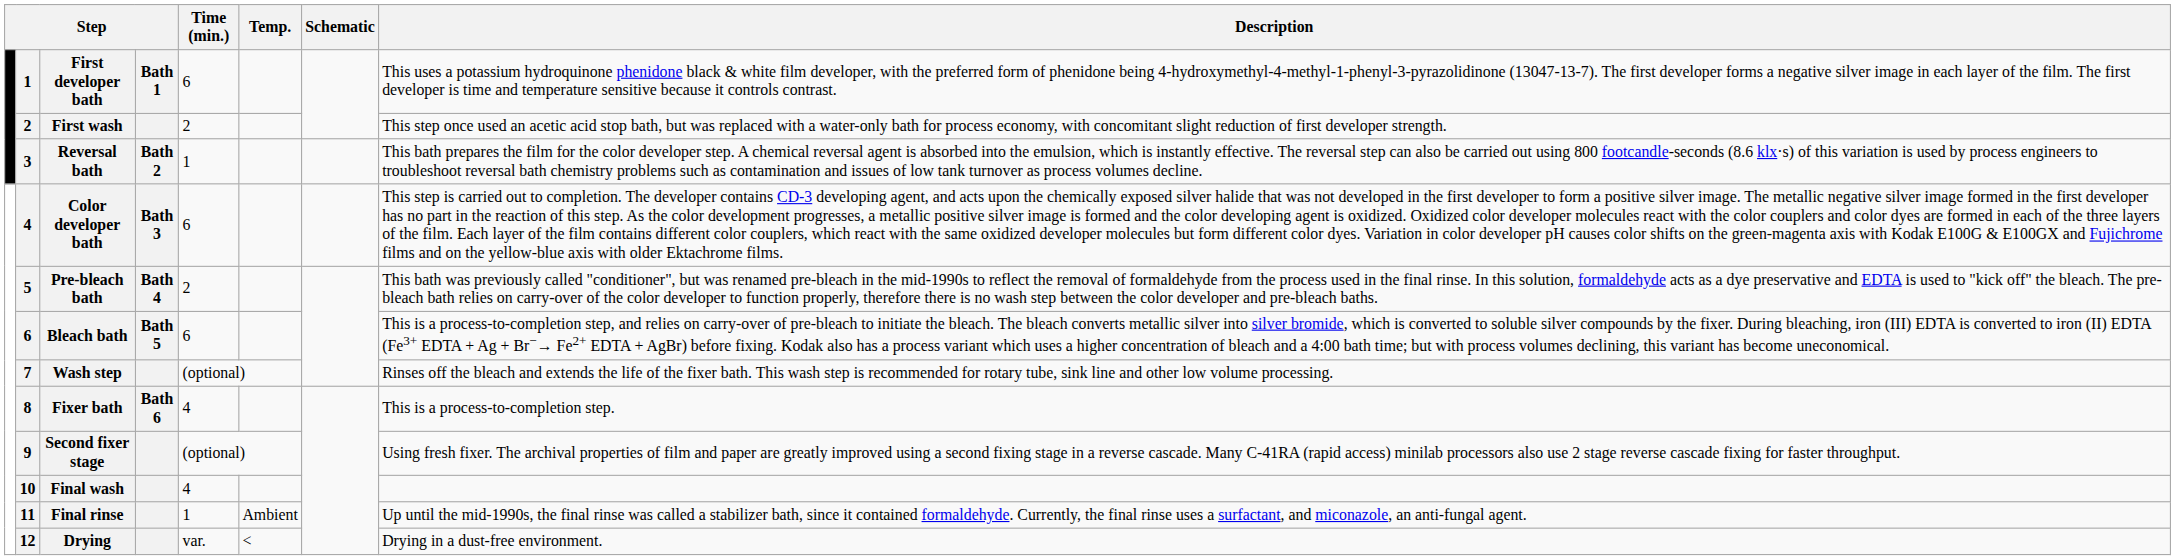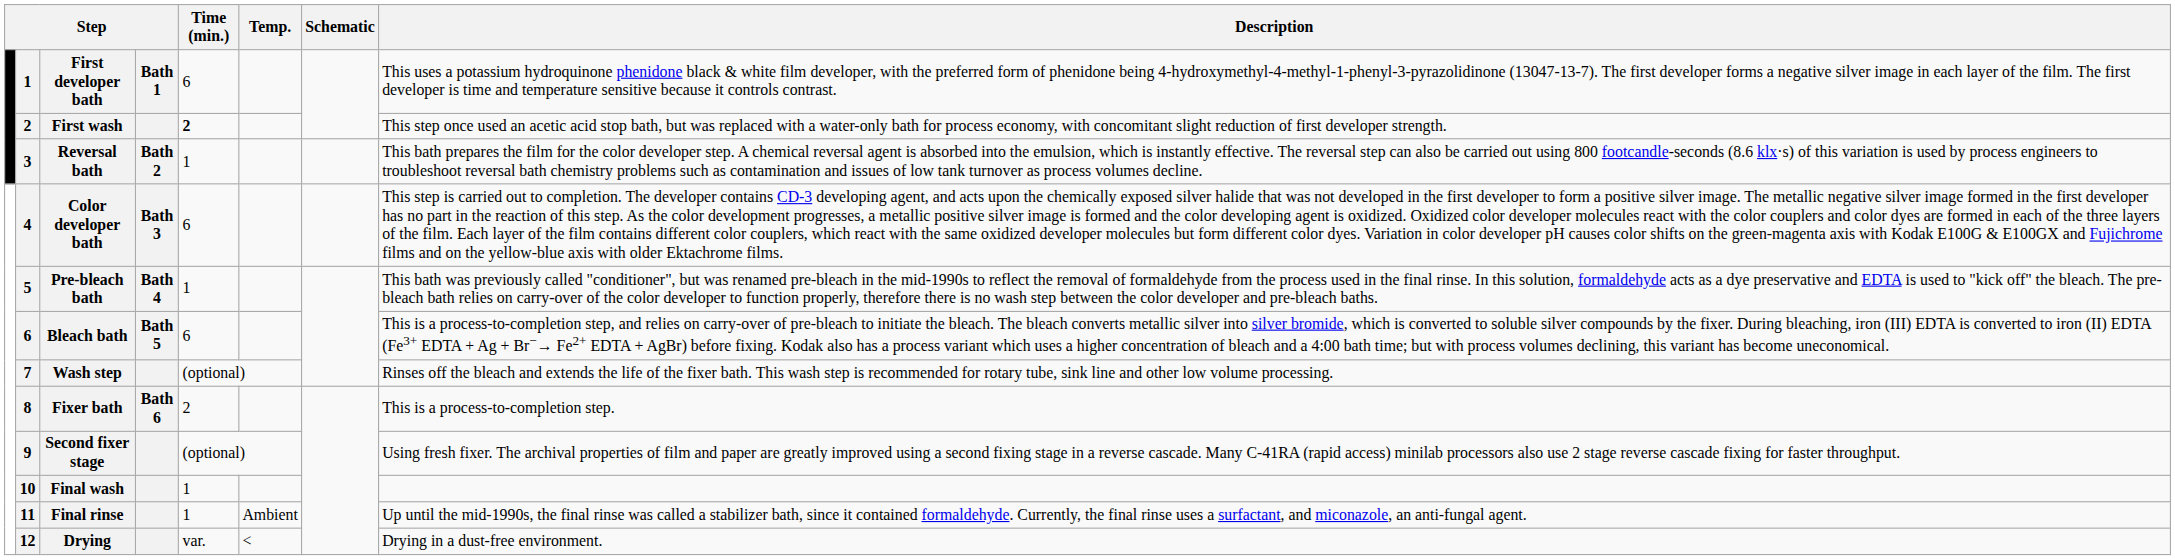(186, 126) normal -> (186, 126) bold
(186, 288) 2 -> (186, 288) 1
(186, 408) 4 -> (186, 408) 2
(186, 489) 4 -> (186, 489) 1
